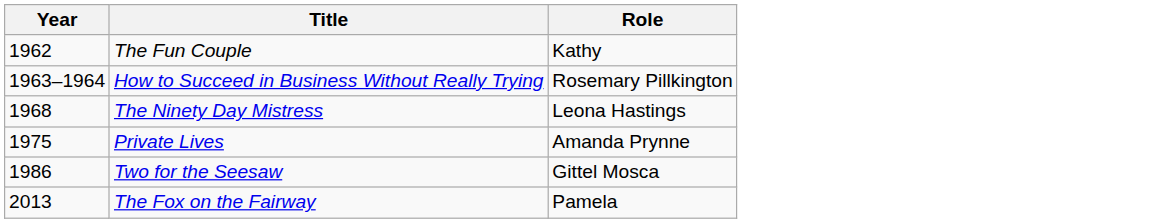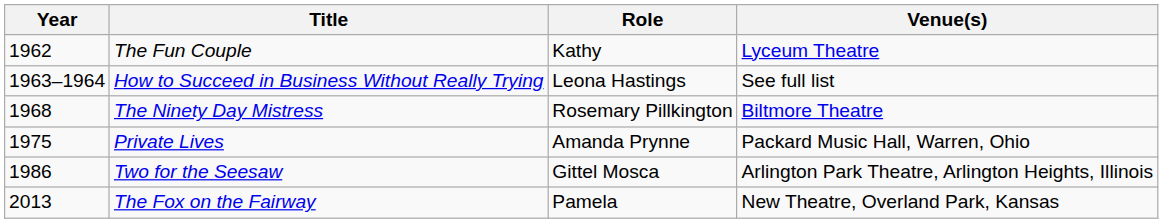+ column: (947, 19)
(643, 80) Rosemary Pillkington -> (619, 80) Leona Hastings
(619, 111) Leona Hastings -> (643, 111) Rosemary Pillkington
